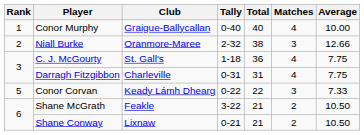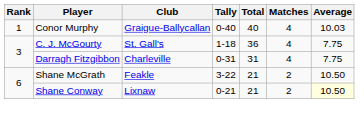(338, 28) 10.00 -> (333, 28) 10.03
- row: (59, 43)
- row: (66, 91)
(338, 122) no background -> (333, 91) lightyellow background
